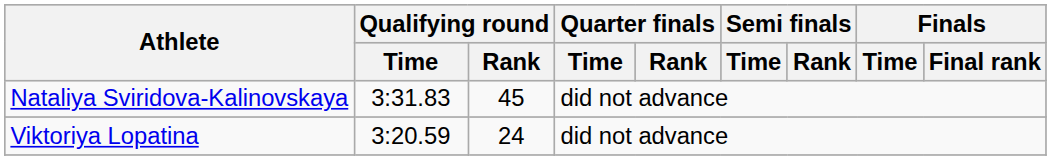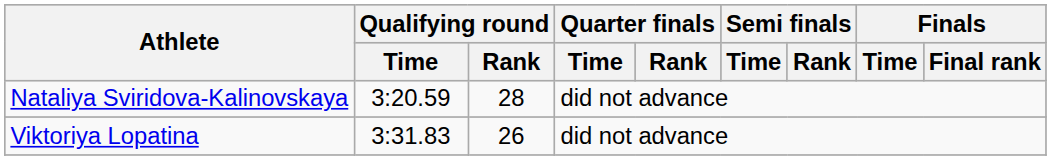(411, 99) 3:31.83 -> (411, 99) 3:20.59
(511, 99) 45 -> (511, 99) 28
(411, 137) 3:20.59 -> (411, 137) 3:31.83
(511, 137) 24 -> (511, 137) 26
